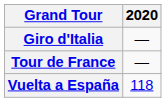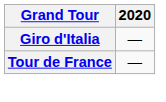- row: (63, 85)
